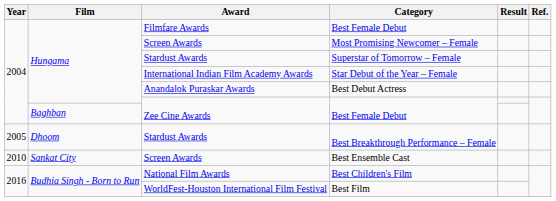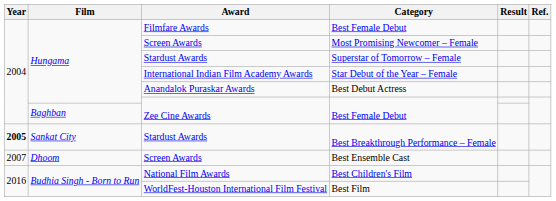(16, 137) normal -> (16, 137) bold
(45, 137) Dhoom -> (53, 137) Sankat City
(16, 158) 2010 -> (16, 158) 2007
(53, 158) Sankat City -> (45, 158) Dhoom
